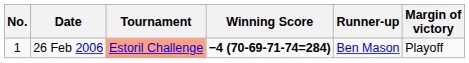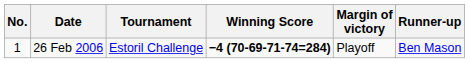columns swapped: (433, 21) <-> (368, 21)
(156, 48) lightsalmon background -> (156, 48) no background
